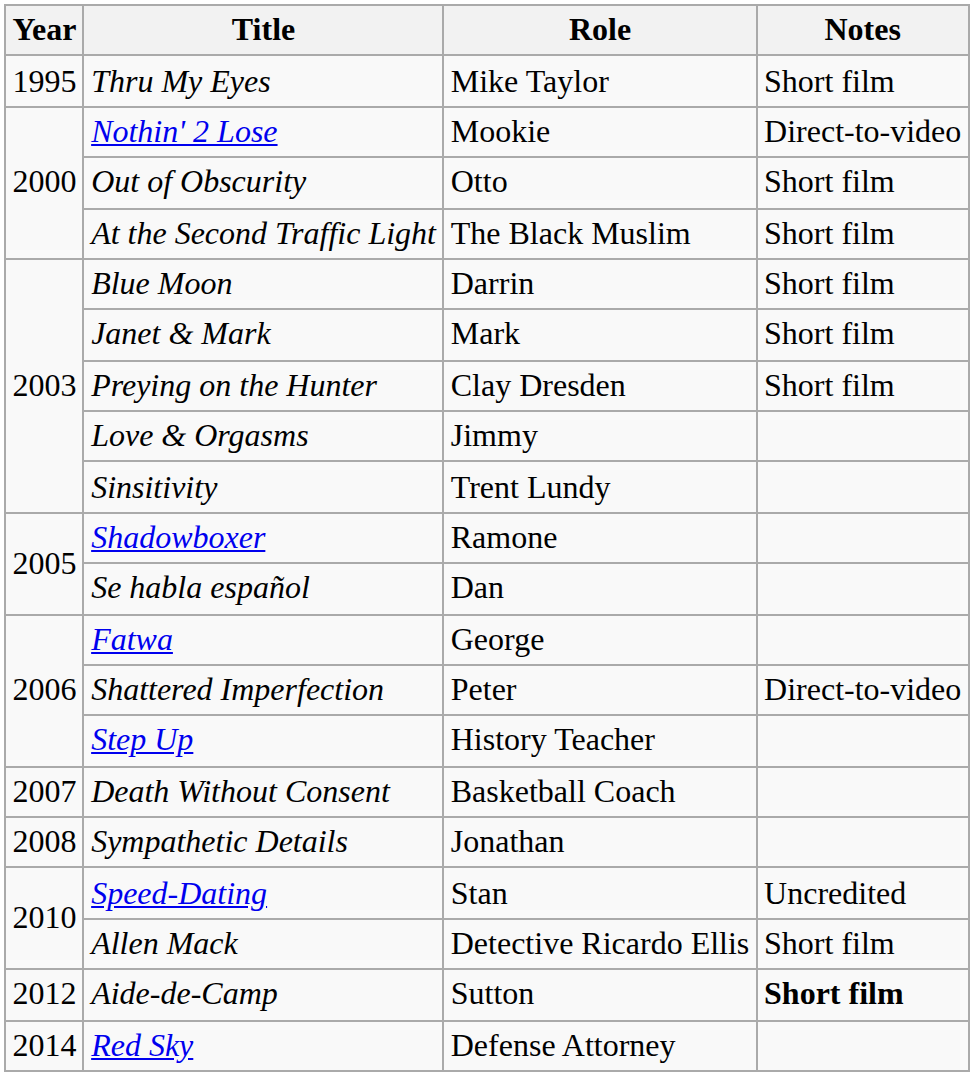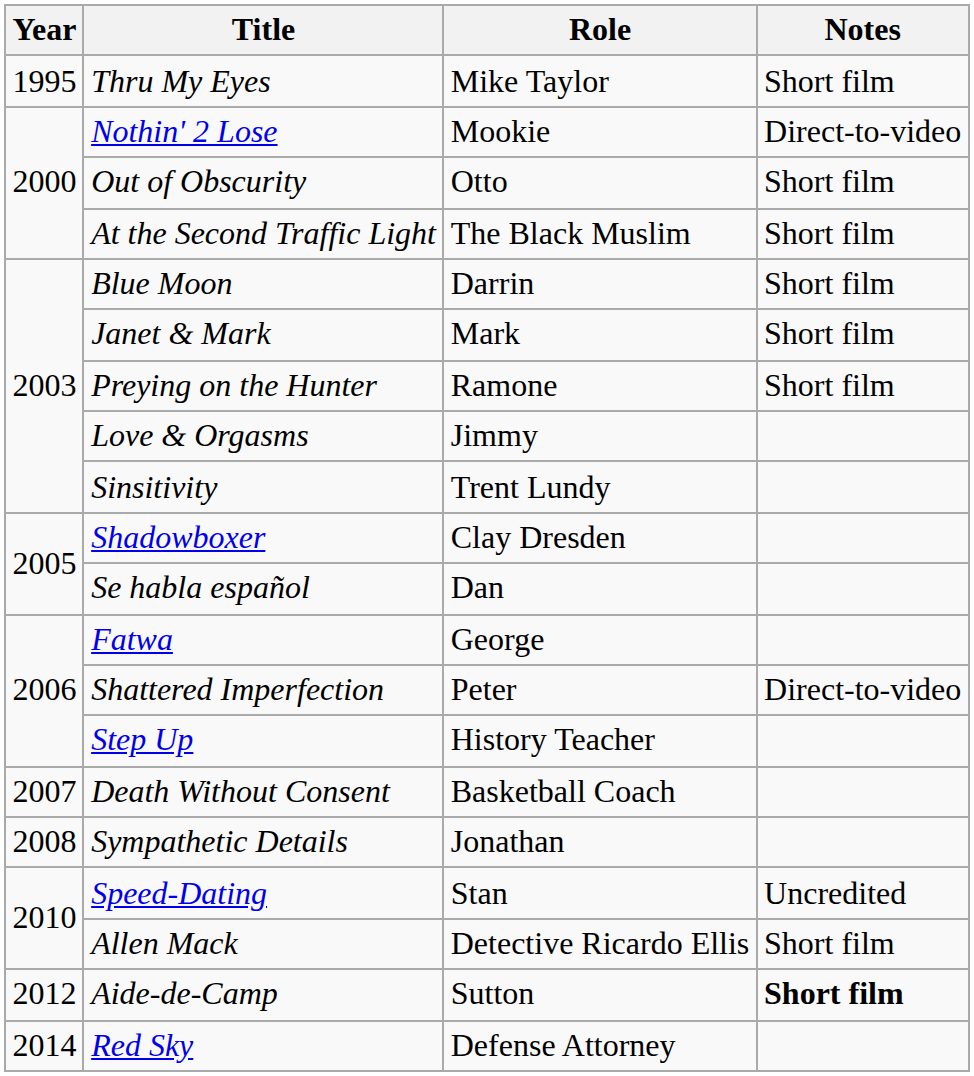(538, 385) Clay Dresden -> (504, 385) Ramone
(504, 537) Ramone -> (538, 537) Clay Dresden
